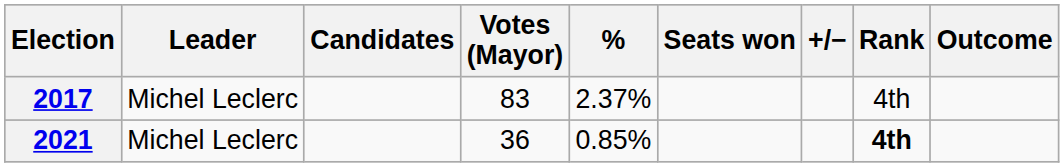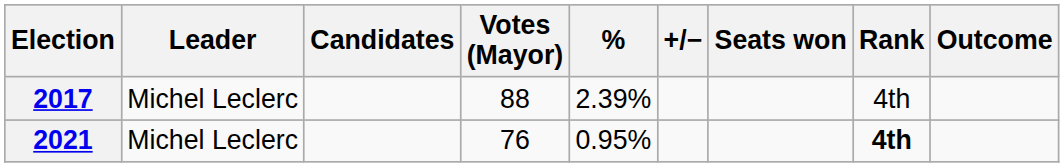columns swapped: (730, 40) <-> (827, 40)
(515, 98) 83 -> (515, 98) 88
(613, 98) 2.37% -> (613, 98) 2.39%
(515, 140) 36 -> (515, 140) 76
(613, 140) 0.85% -> (613, 140) 0.95%
